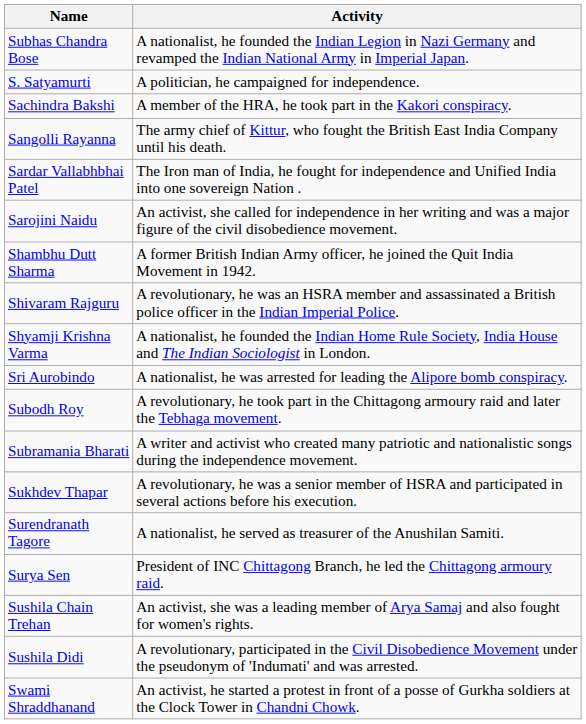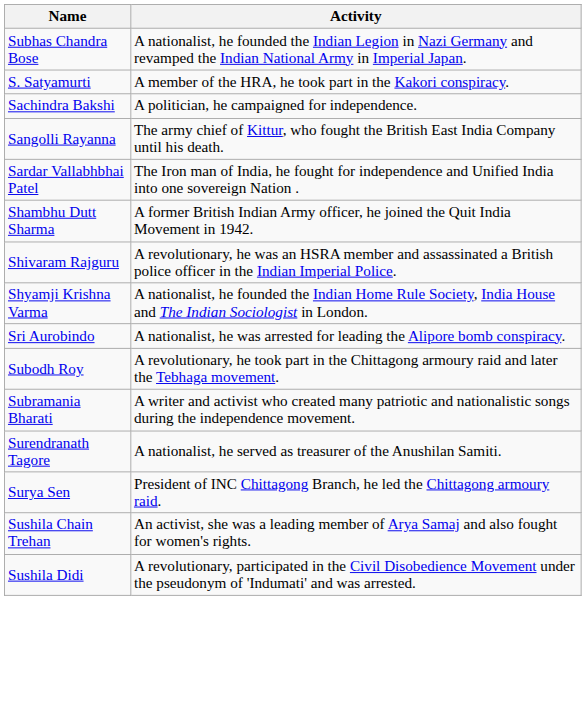(278, 81) A politician, he campaigned for independence. -> (322, 81) A member of the HRA, he took part in the Kakori conspiracy.
(324, 105) A member of the HRA, he took part in the Kakori conspiracy. -> (276, 105) A politician, he campaigned for independence.
- row: (53, 221)
- row: (58, 492)
- row: (51, 698)
